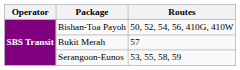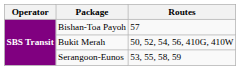(182, 26) 50, 52, 54, 56, 410G, 410W -> (135, 26) 57
(135, 42) 57 -> (182, 42) 50, 52, 54, 56, 410G, 410W
